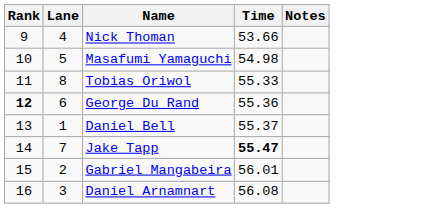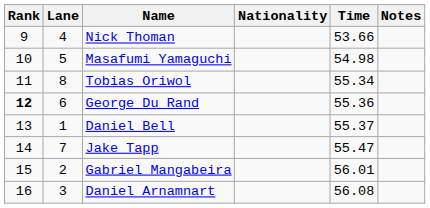+ column: (283, 16)
(258, 82) 55.33 -> (354, 82) 55.34
(258, 148) bold -> (354, 148) normal
